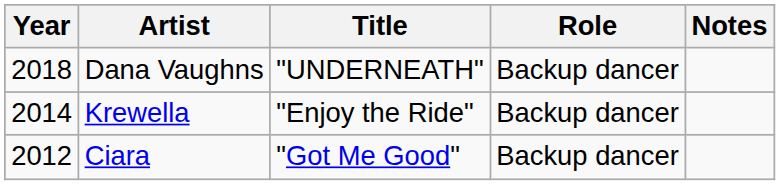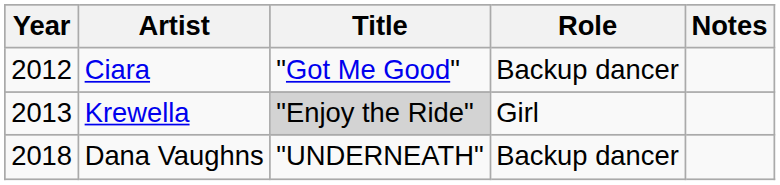rows swapped: (117, 156) <-> (174, 69)
(42, 112) 2014 -> (42, 112) 2013
(375, 112) no background -> (375, 112) lightgrey background
(588, 112) Backup dancer -> (518, 112) Girl
